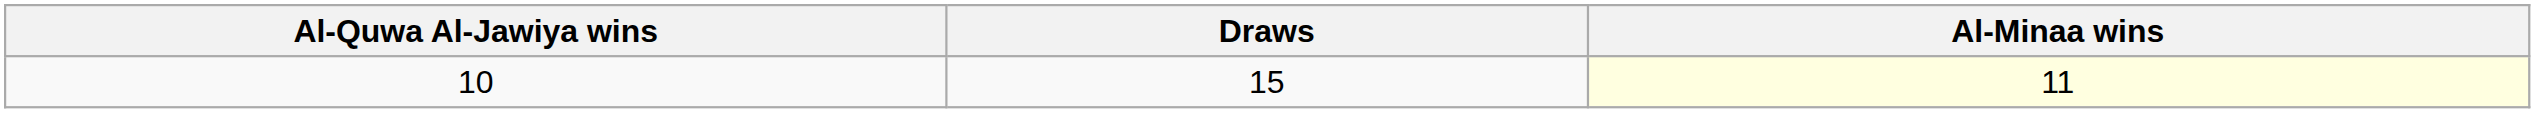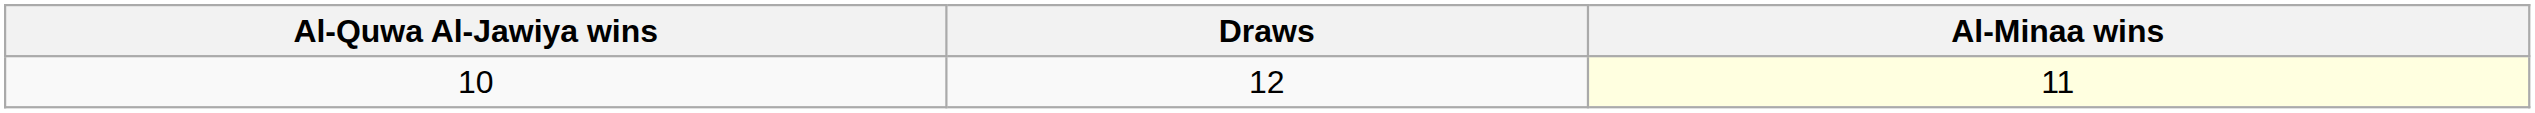(1267, 81) 15 -> (1267, 81) 12
